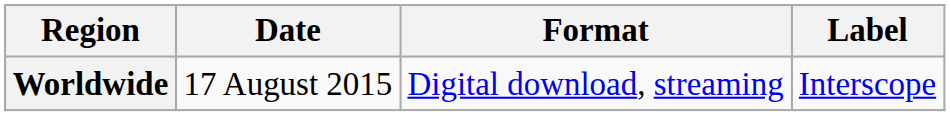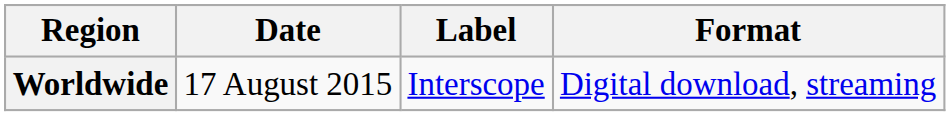columns swapped: (596, 30) <-> (867, 30)
